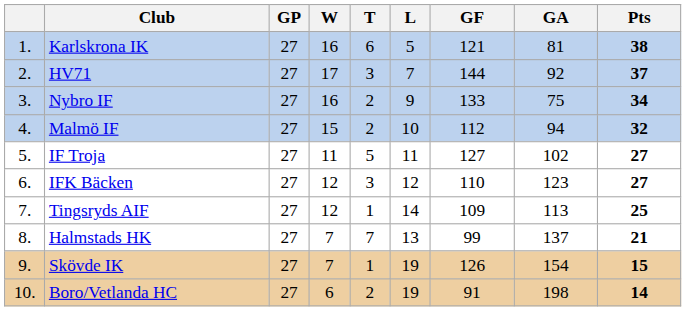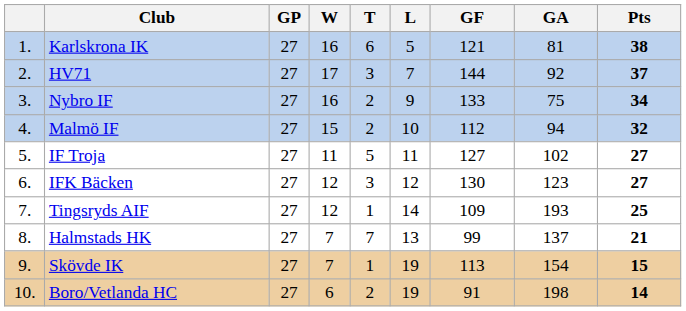(472, 182) 110 -> (472, 182) 130
(556, 210) 113 -> (556, 210) 193
(472, 264) 126 -> (472, 264) 113
